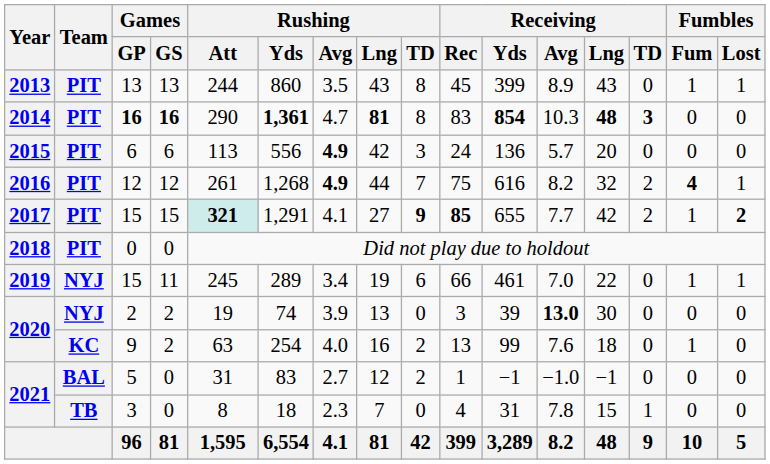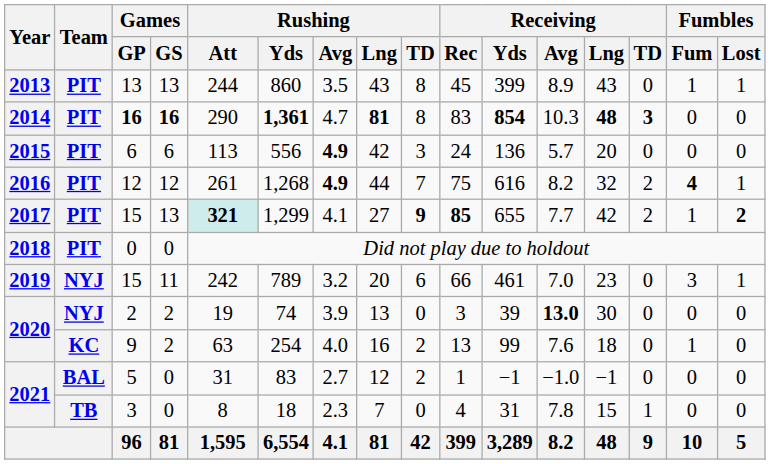(169, 215) 15 -> (169, 215) 13
(286, 215) 1,291 -> (286, 215) 1,299
(223, 280) 245 -> (223, 280) 242
(286, 280) 289 -> (286, 280) 789
(335, 280) 3.4 -> (335, 280) 3.2
(379, 280) 19 -> (379, 280) 20
(606, 280) 22 -> (606, 280) 23
(692, 280) 1 -> (692, 280) 3
